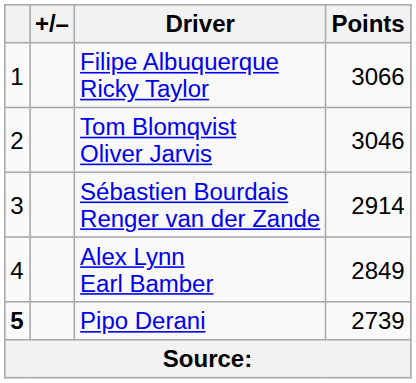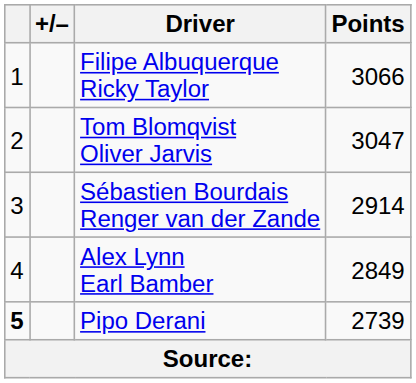(378, 140) 3046 -> (378, 140) 3047
